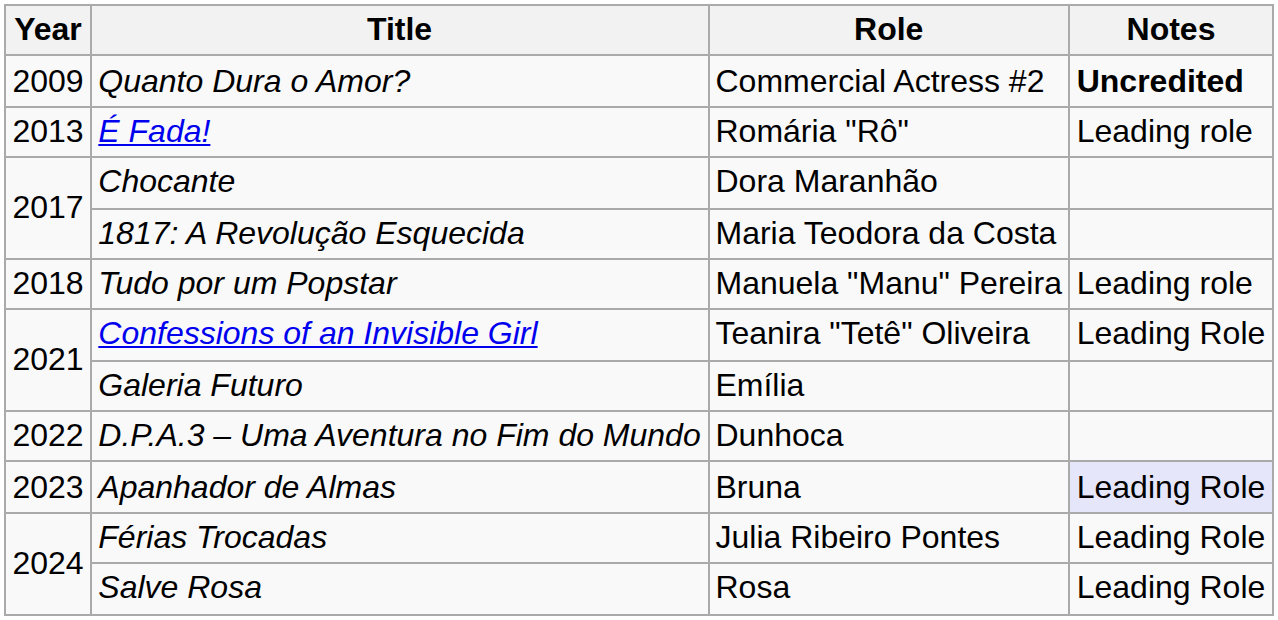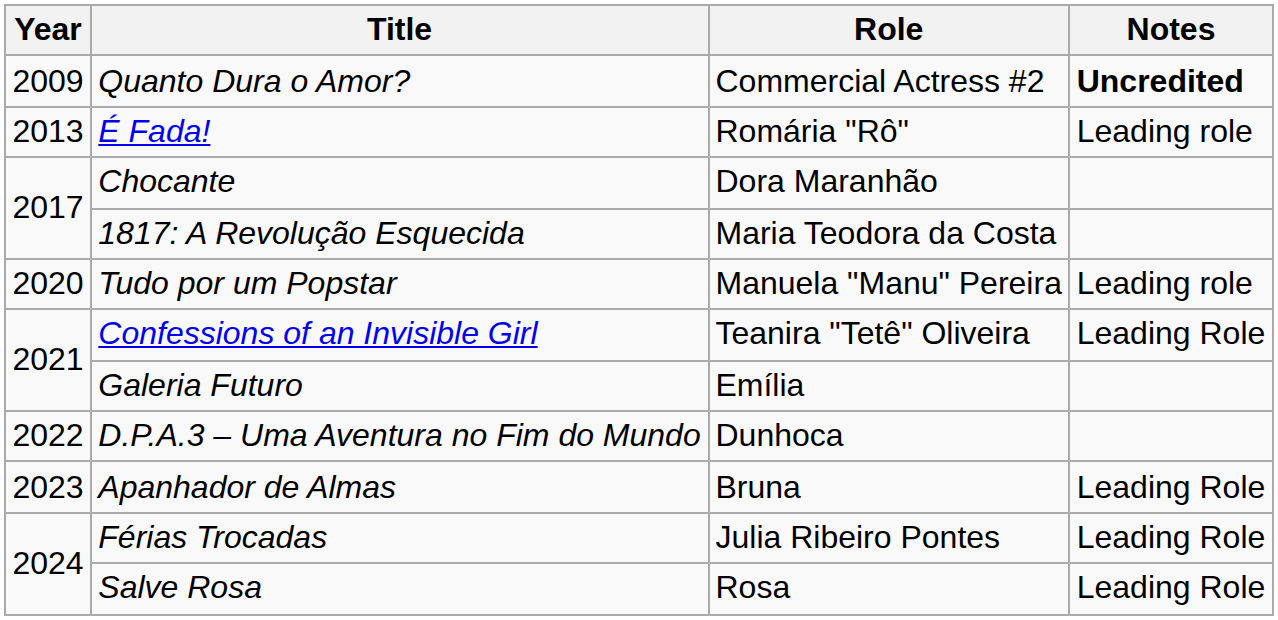(48, 283) 2018 -> (48, 283) 2020
(1171, 486) lavender background -> (1171, 486) no background
